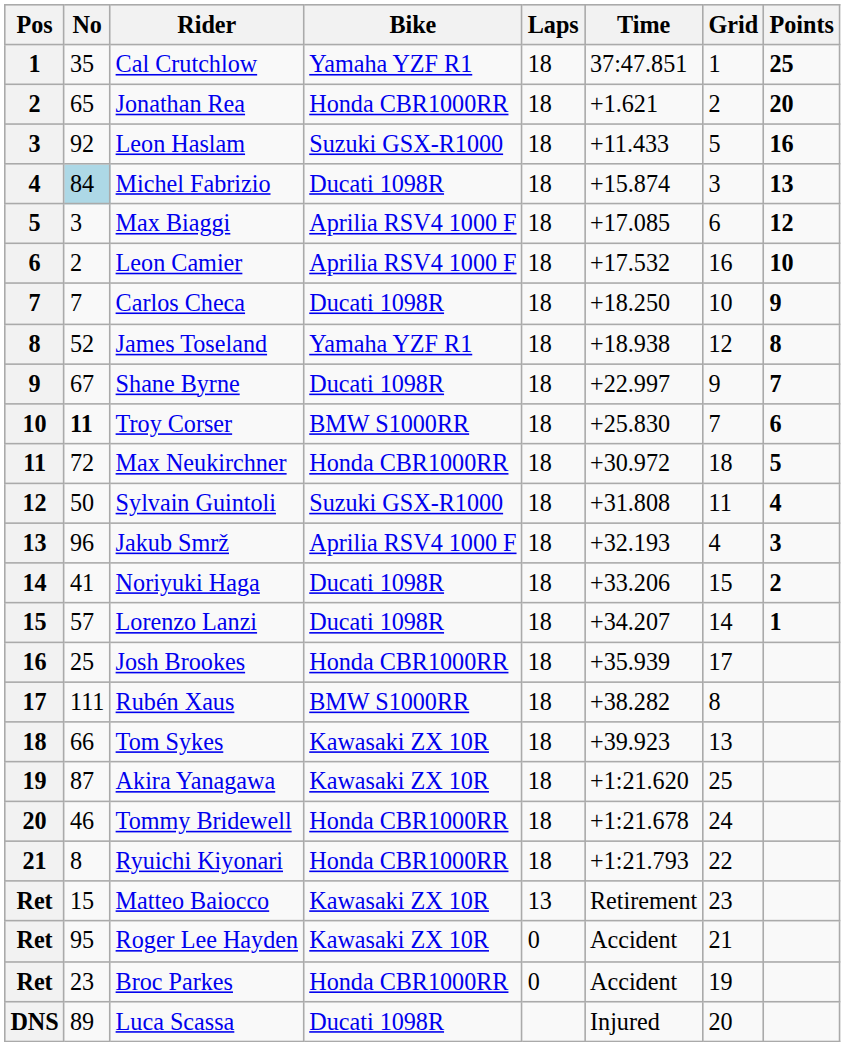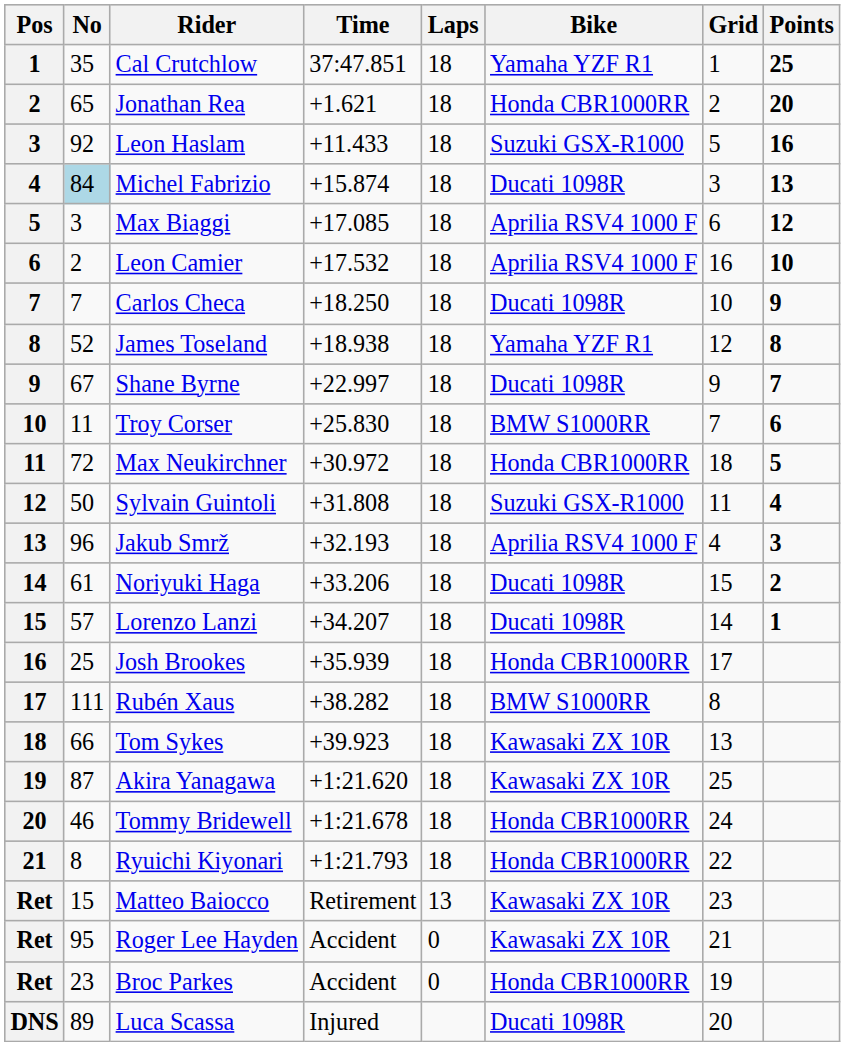columns swapped: (413, 24) <-> (644, 24)
(81, 423) bold -> (82, 423) normal
(82, 582) 41 -> (82, 582) 61
